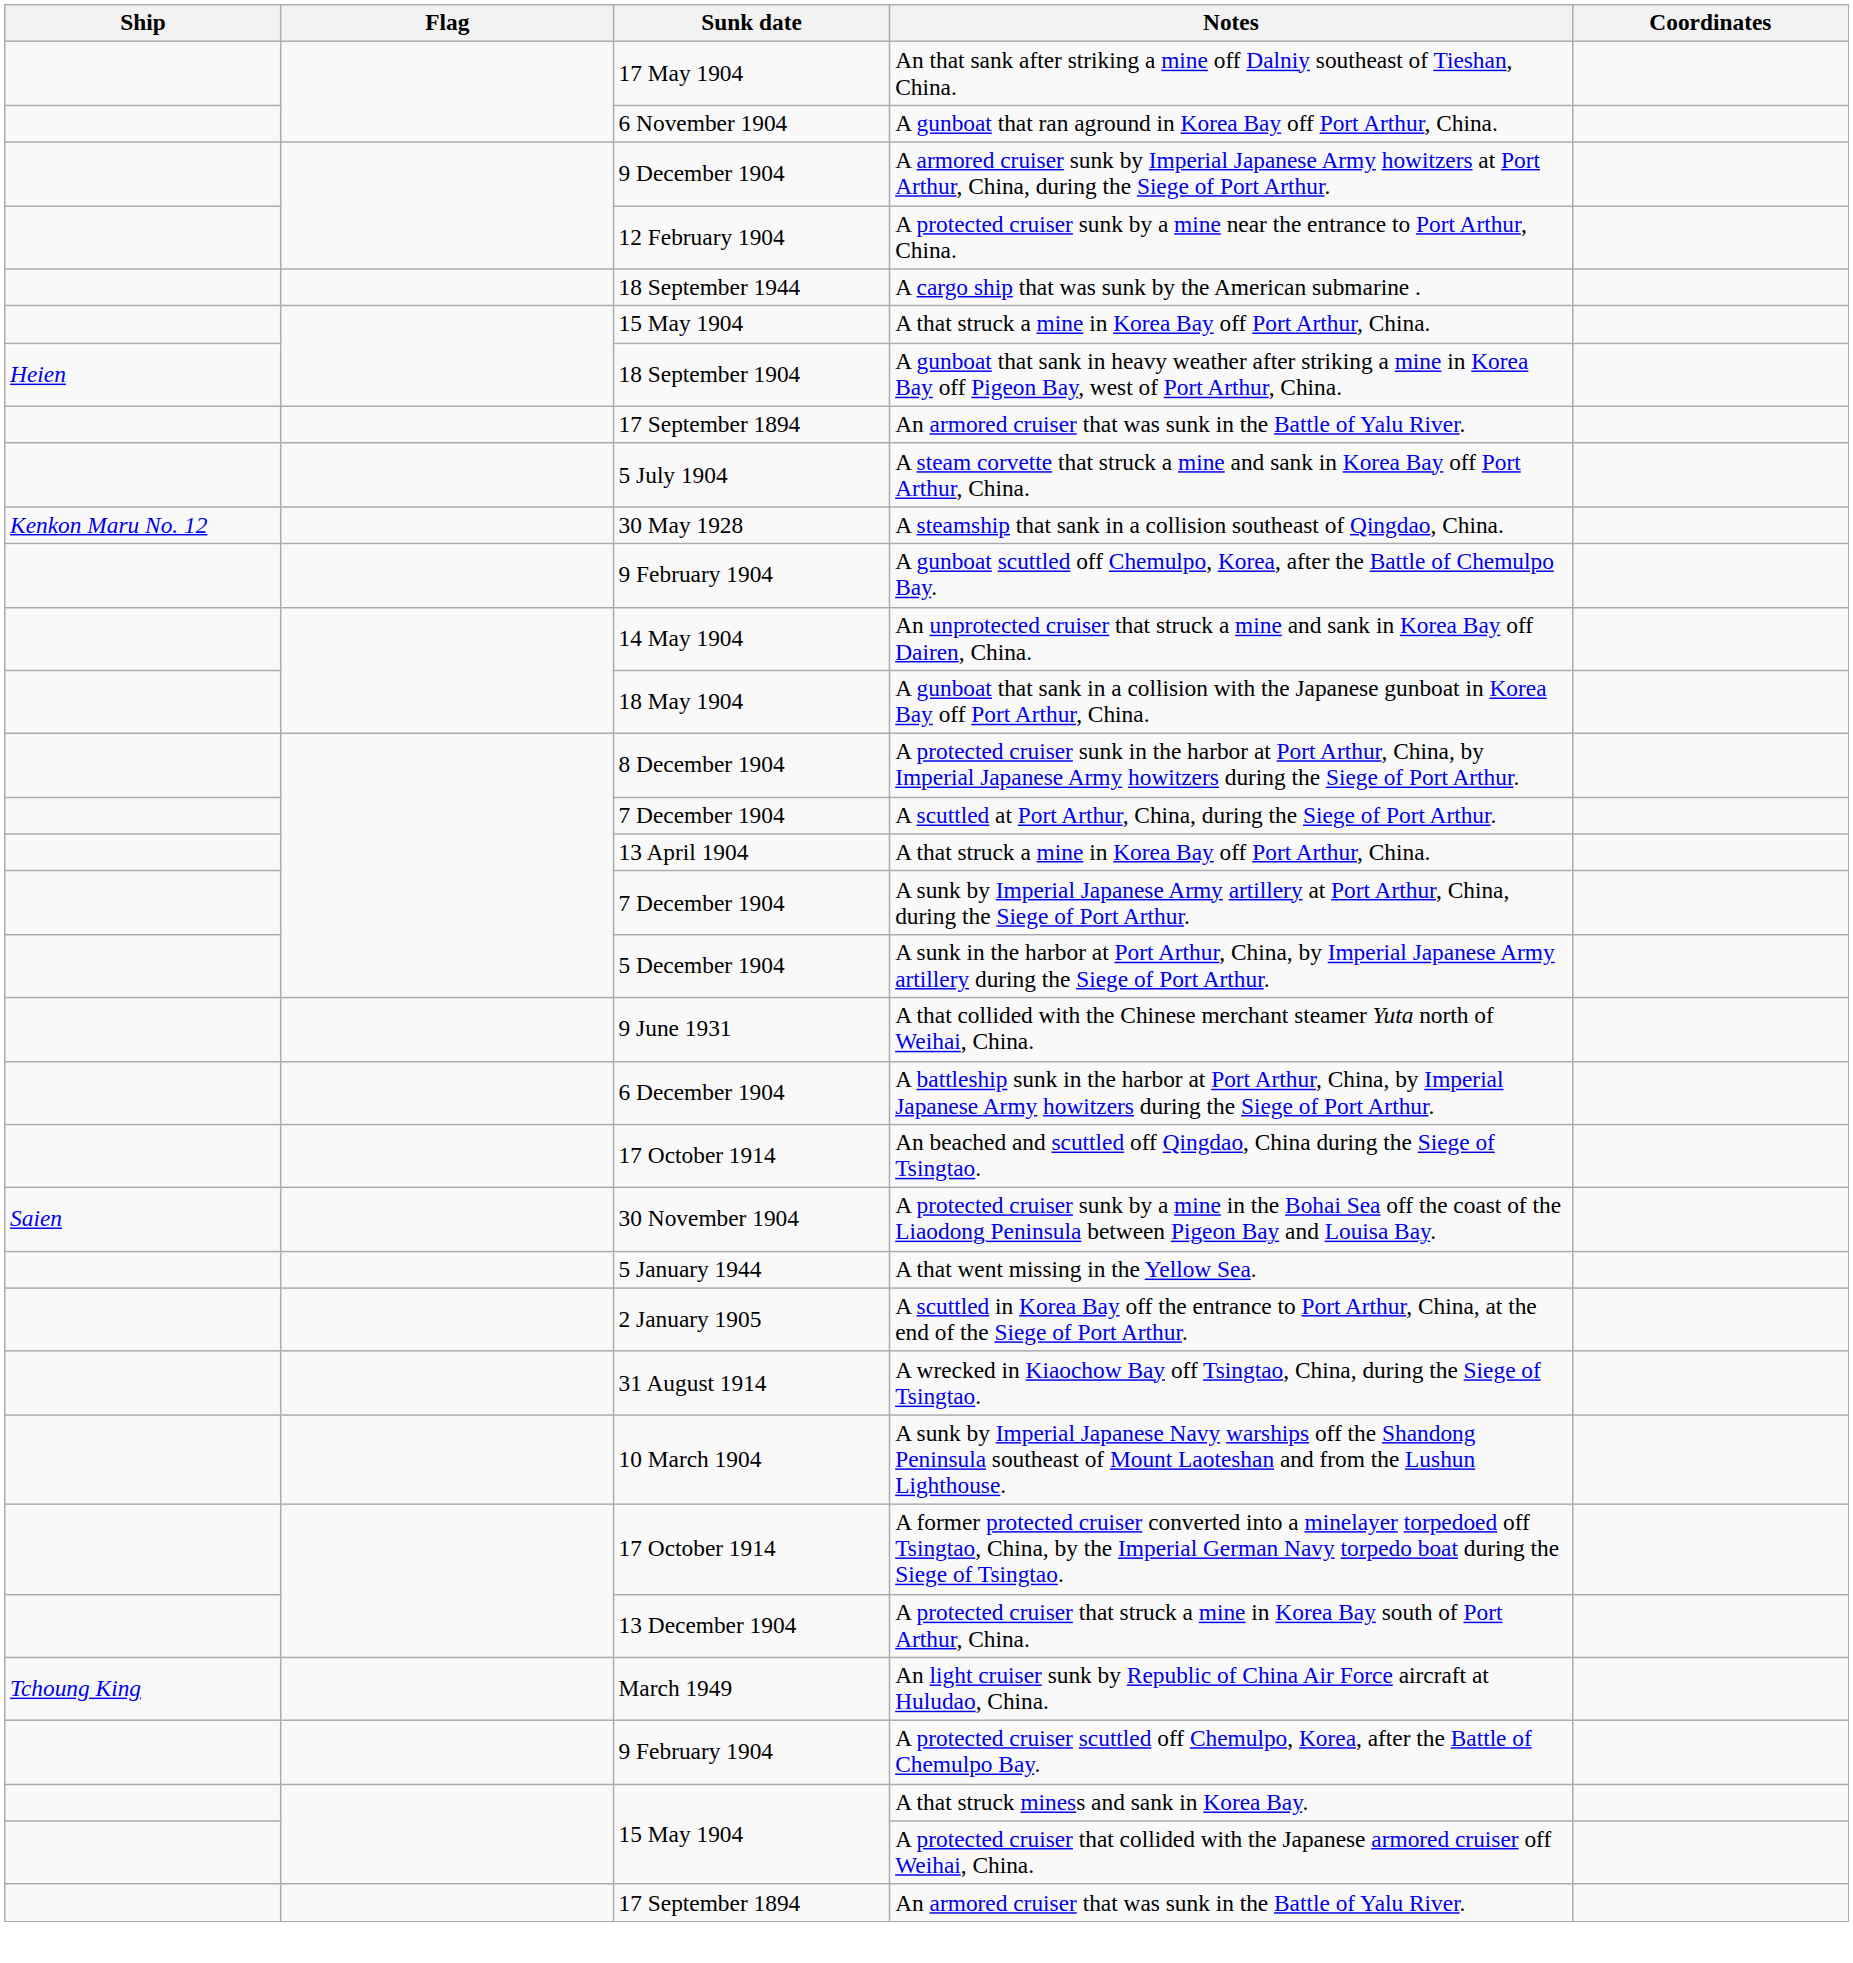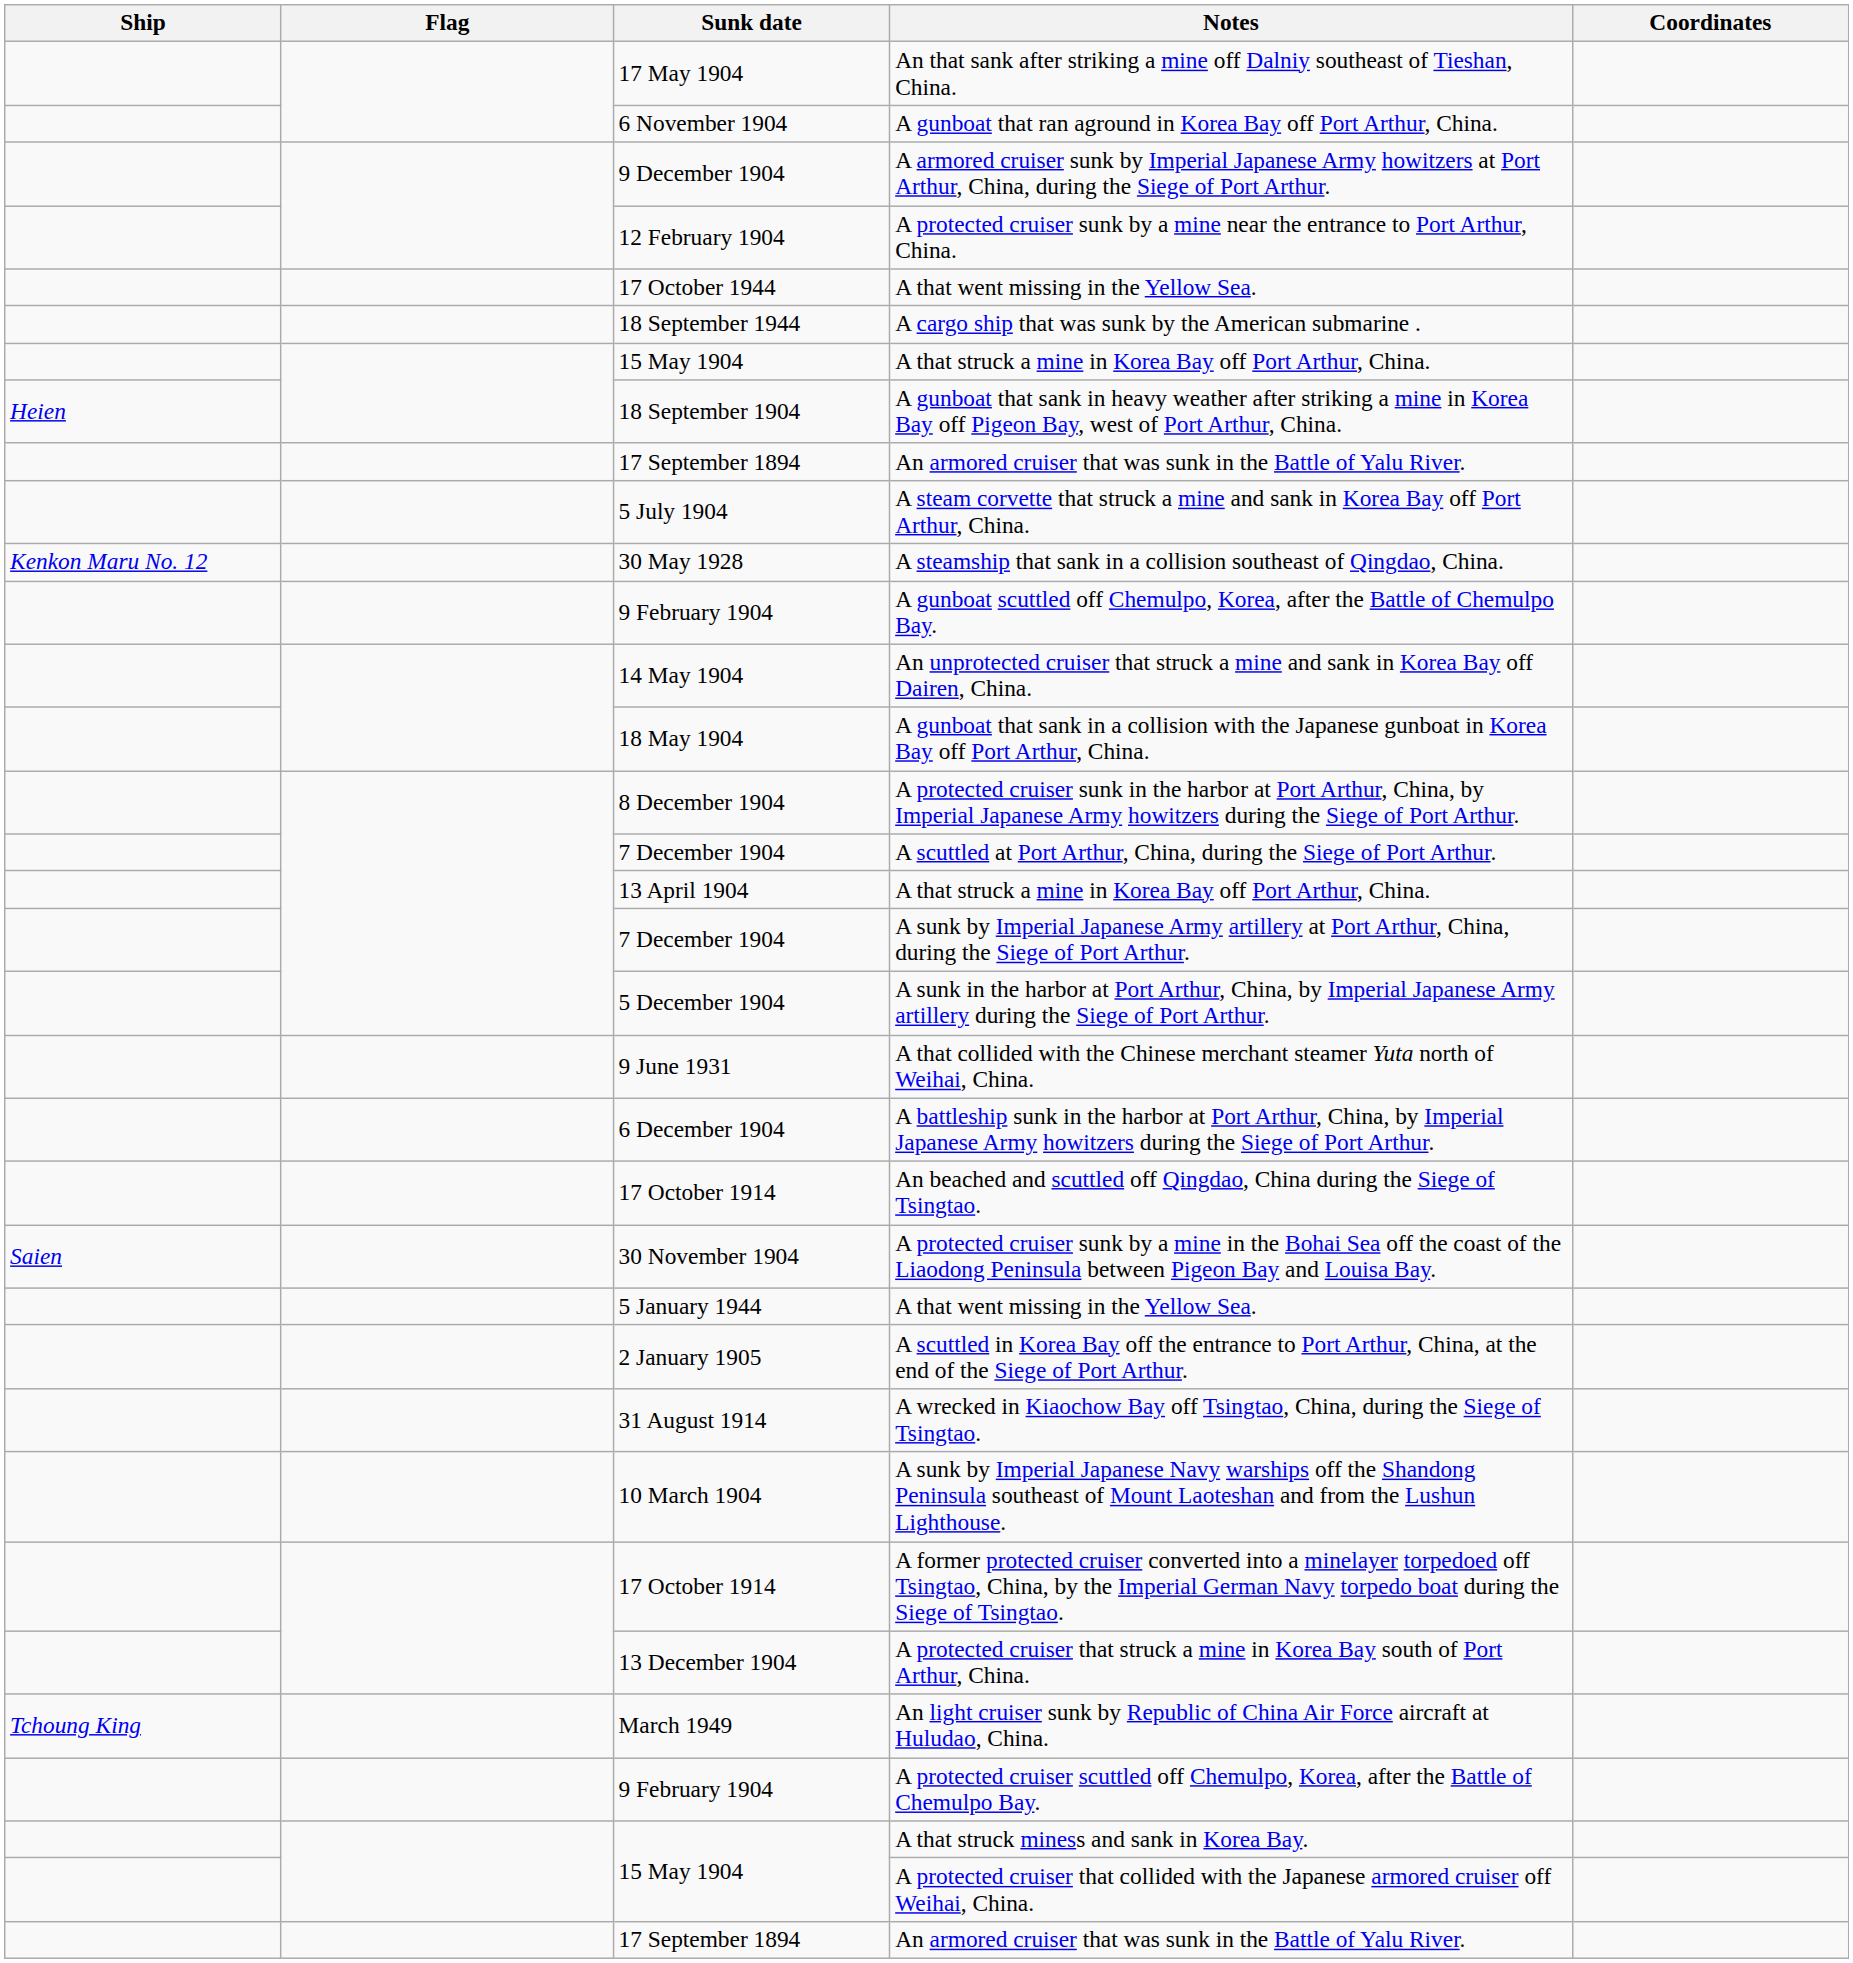+ row: (697, 287)
